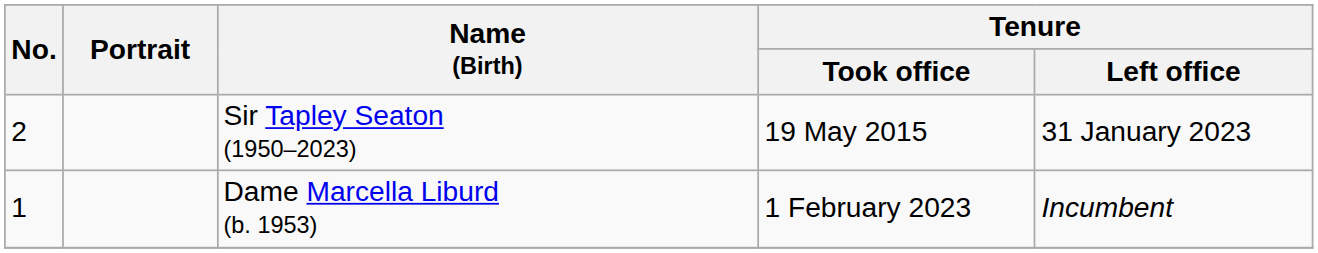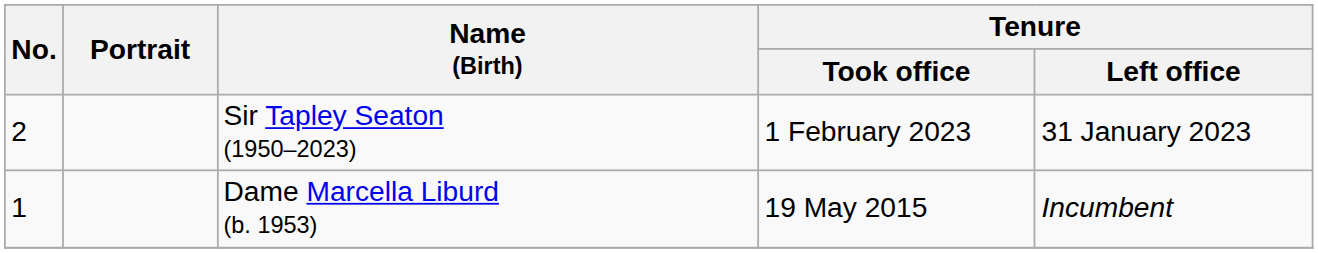(846, 131) 19 May 2015 -> (868, 131) 1 February 2023
(868, 208) 1 February 2023 -> (846, 208) 19 May 2015
